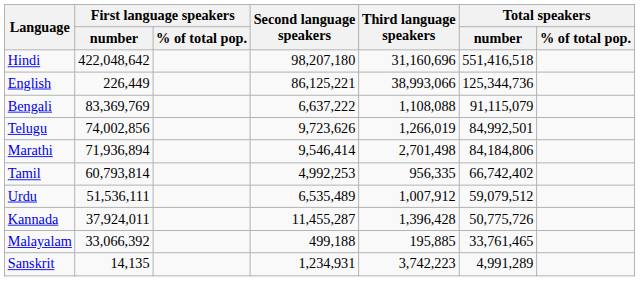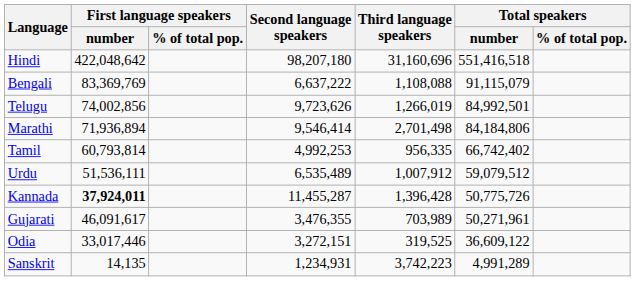- row: (29, 83)
(118, 219) normal -> (114, 196) bold
+ row: (31, 219)
+ row: (22, 241)
- row: (40, 241)
